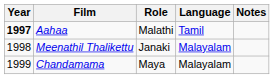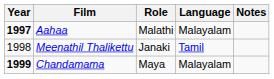(191, 30) Tamil -> (205, 30) Malayalam
(205, 47) Malayalam -> (191, 47) Tamil
(19, 64) normal -> (19, 64) bold
